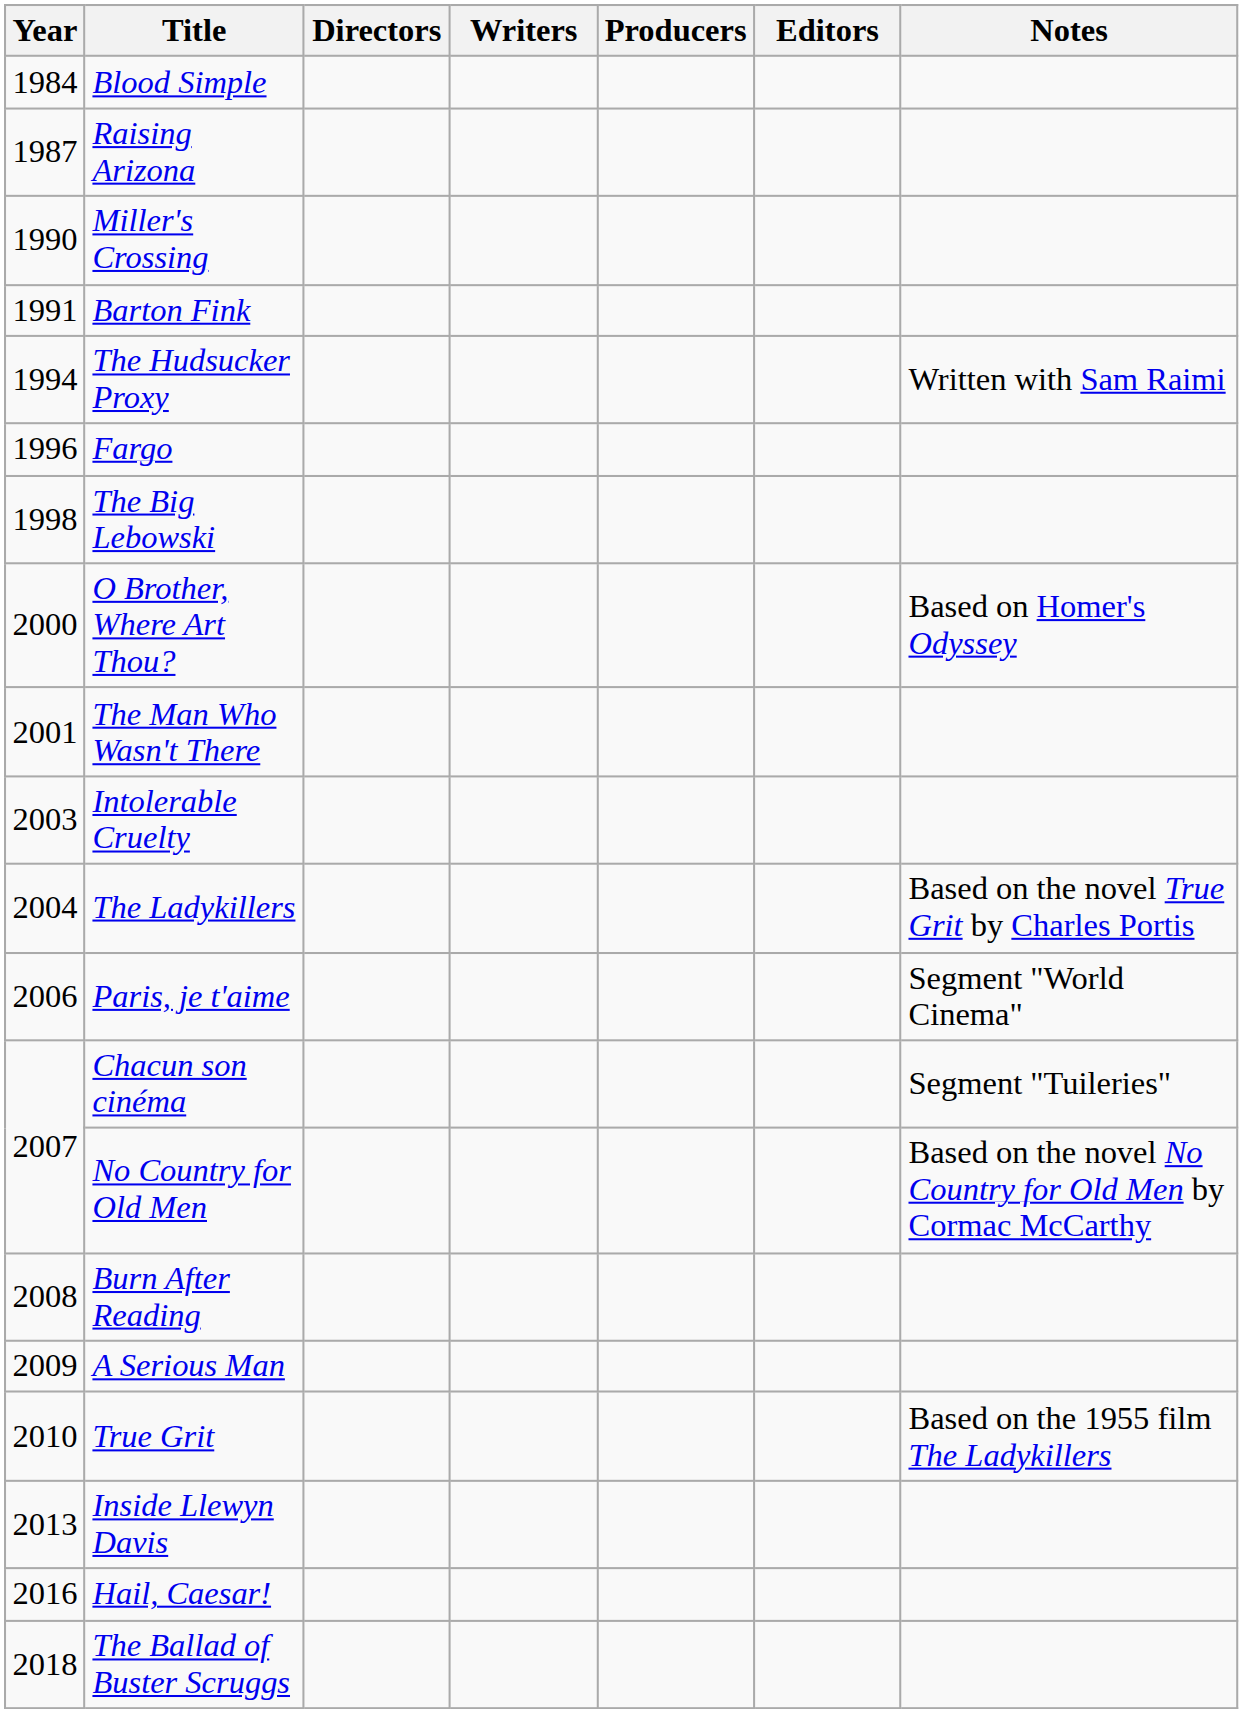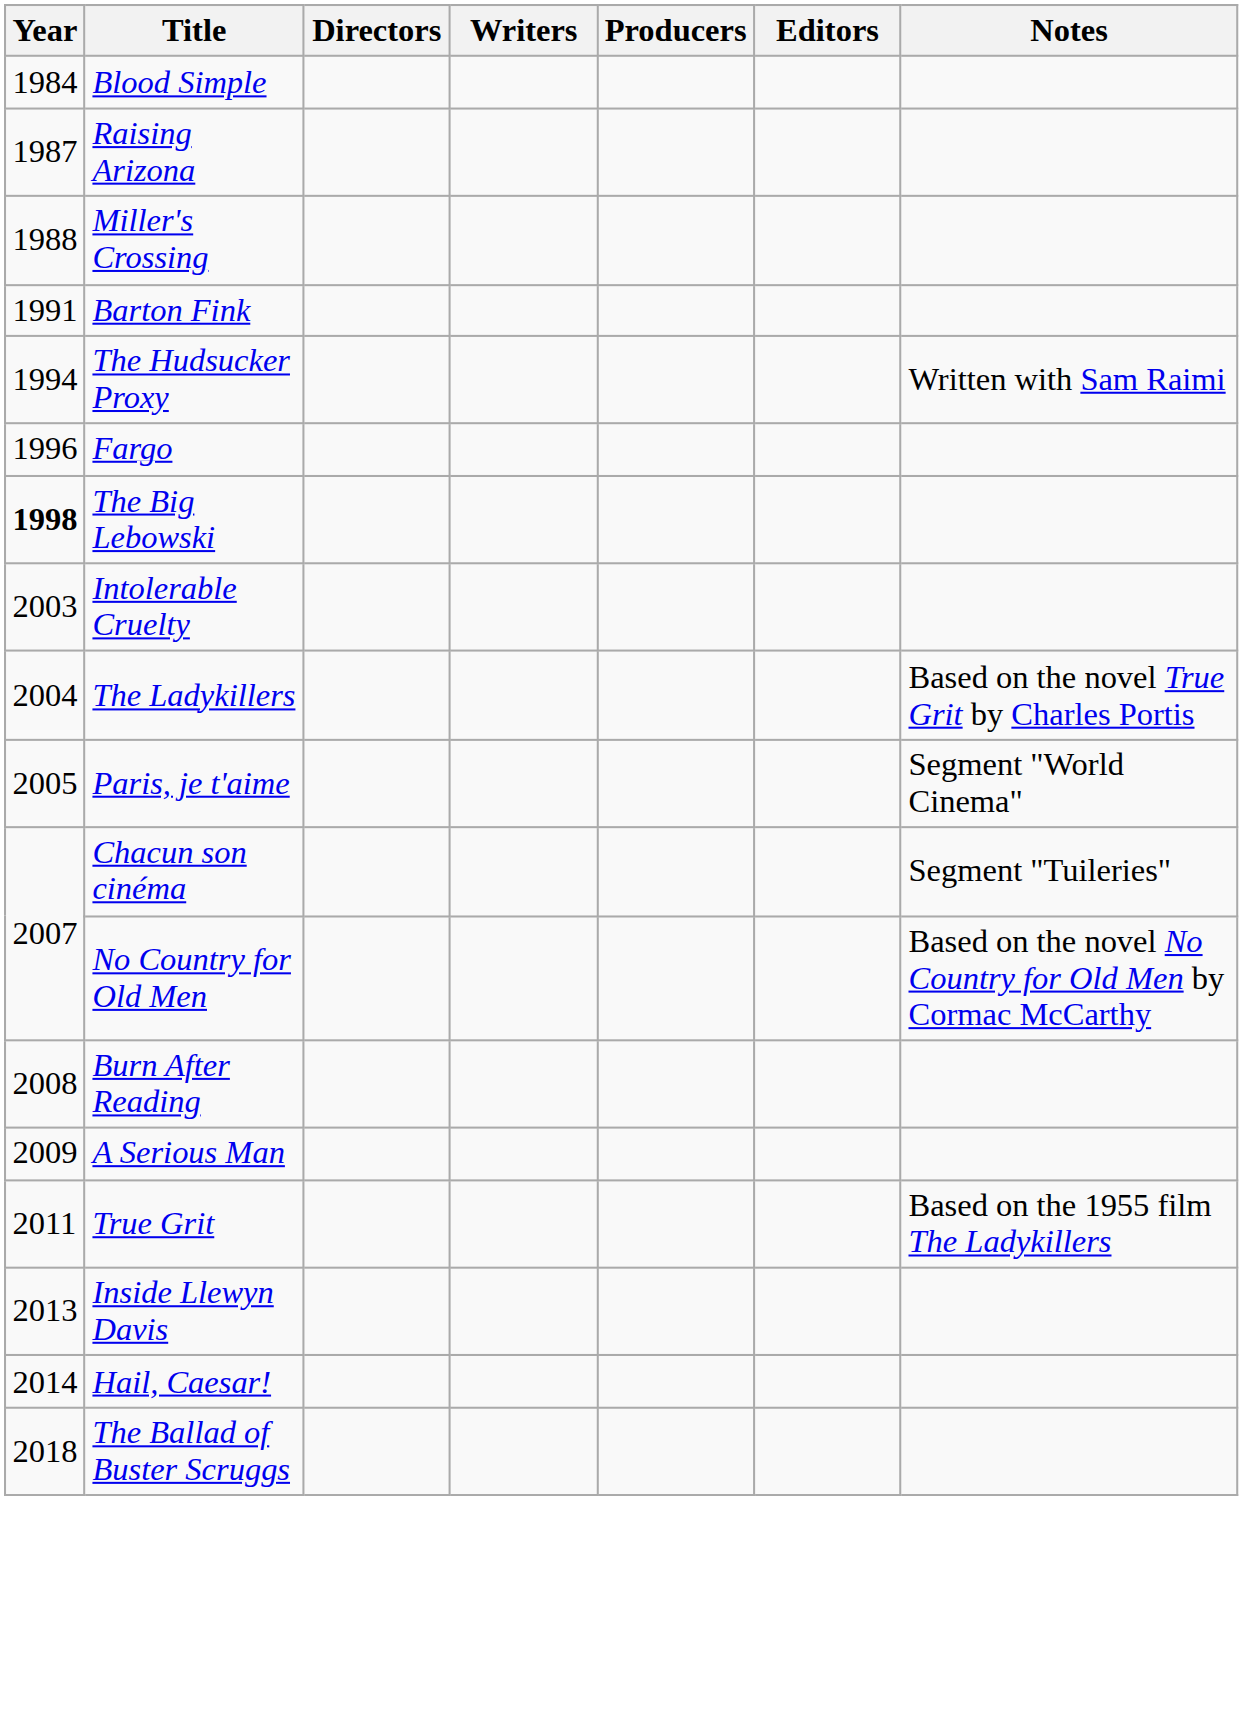(45, 239) 1990 -> (45, 239) 1988
(45, 518) normal -> (45, 518) bold
- row: (160, 625)
- row: (184, 731)
(45, 995) 2006 -> (45, 782) 2005
(45, 1435) 2010 -> (44, 1223) 2011
(45, 1593) 2016 -> (45, 1380) 2014
